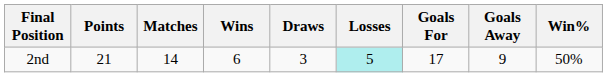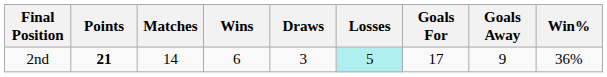(104, 59) normal -> (104, 59) bold
(569, 59) 50% -> (569, 59) 36%
